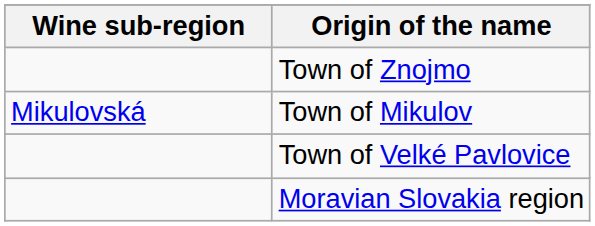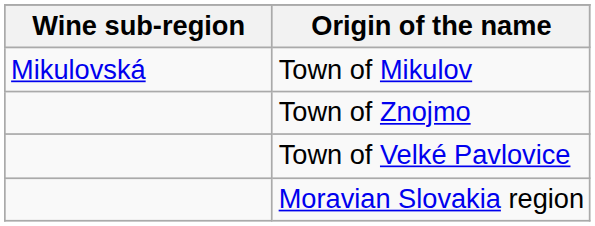rows swapped: (375, 112) <-> (375, 69)
